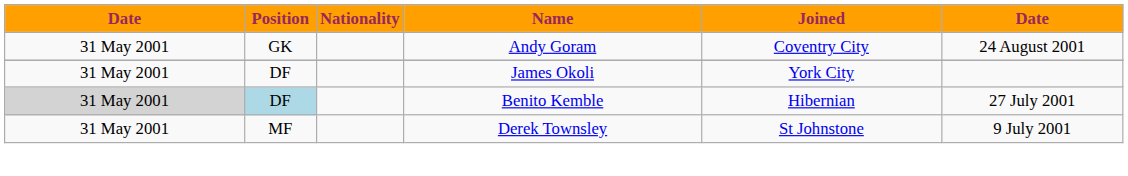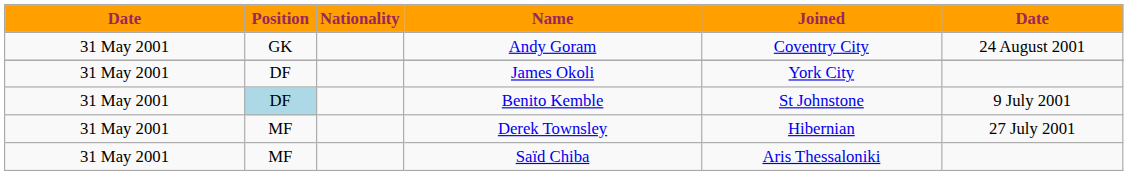(124, 101) lightgrey background -> (124, 101) no background
(821, 101) Hibernian -> (821, 101) St Johnstone
(1032, 101) 27 July 2001 -> (1032, 101) 9 July 2001
(821, 128) St Johnstone -> (821, 128) Hibernian
(1032, 128) 9 July 2001 -> (1032, 128) 27 July 2001
+ row: (553, 156)
